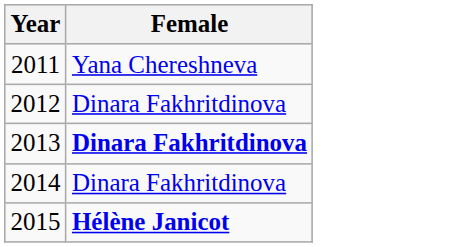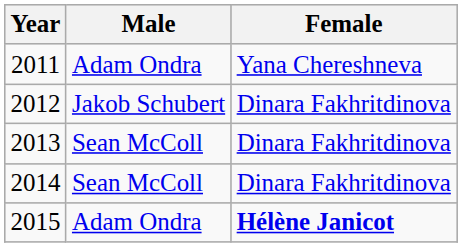+ column: (149, 24)
(189, 143) bold -> (344, 143) normal
